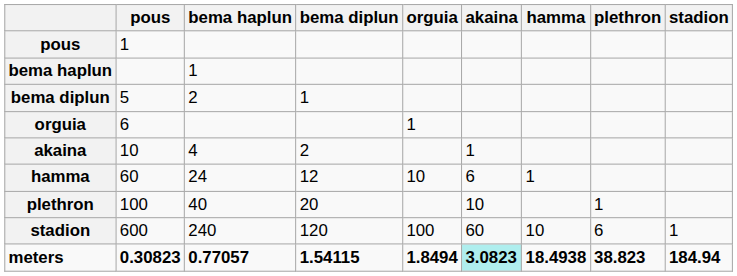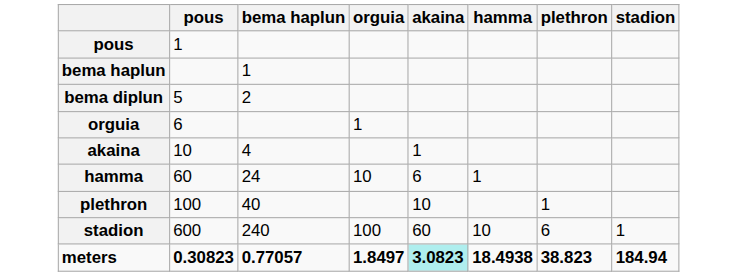- column: (349, 17)
(432, 257) 1.8494 -> (379, 257) 1.8497
